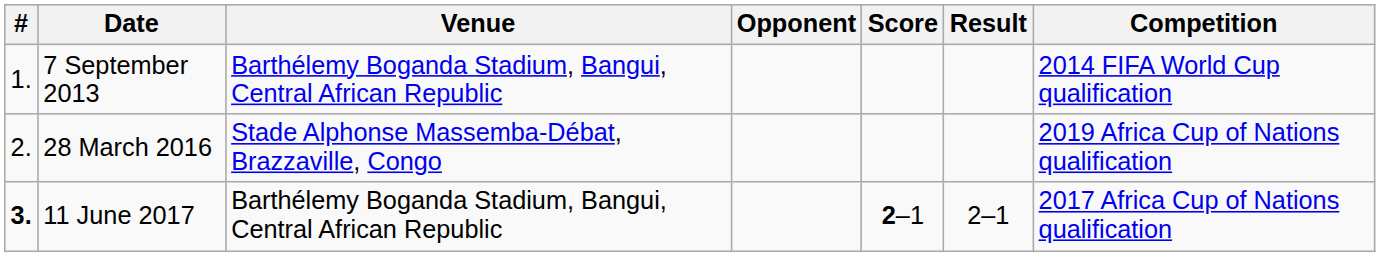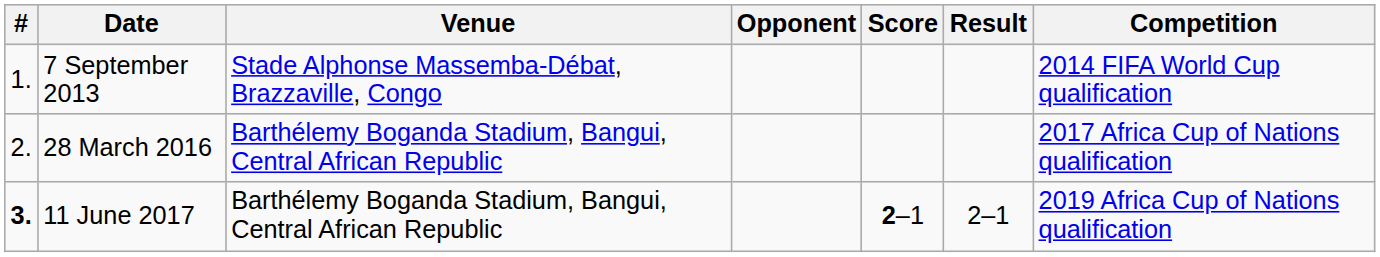(449, 78) Barthélemy Boganda Stadium, Bangui, Central African Republic -> (426, 78) Stade Alphonse Massemba-Débat, Brazzaville, Congo
(426, 147) Stade Alphonse Massemba-Débat, Brazzaville, Congo -> (449, 147) Barthélemy Boganda Stadium, Bangui, Central African Republic
(1189, 147) 2019 Africa Cup of Nations qualification -> (1189, 147) 2017 Africa Cup of Nations qualification
(1189, 215) 2017 Africa Cup of Nations qualification -> (1189, 215) 2019 Africa Cup of Nations qualification
